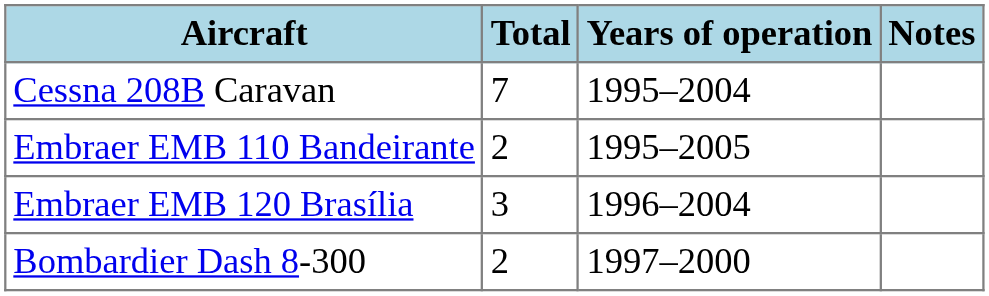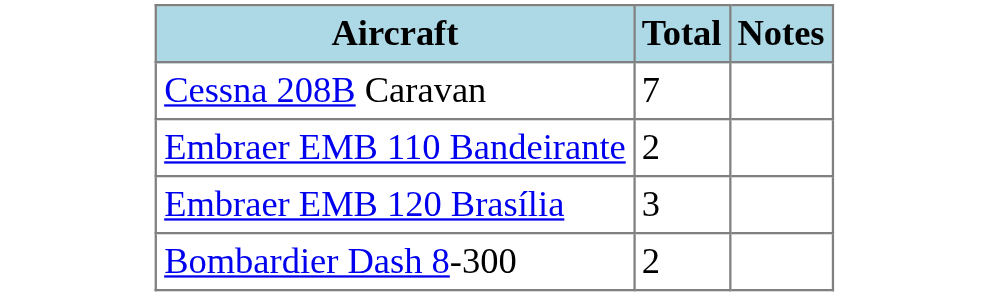- column: (729, 32)
